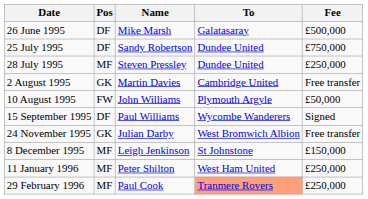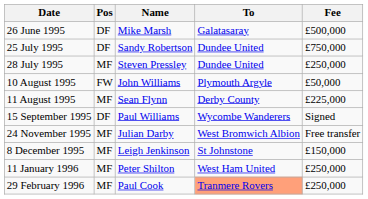- row: (39, 82)
+ row: (41, 99)
(104, 133) GK -> (104, 133) MF
